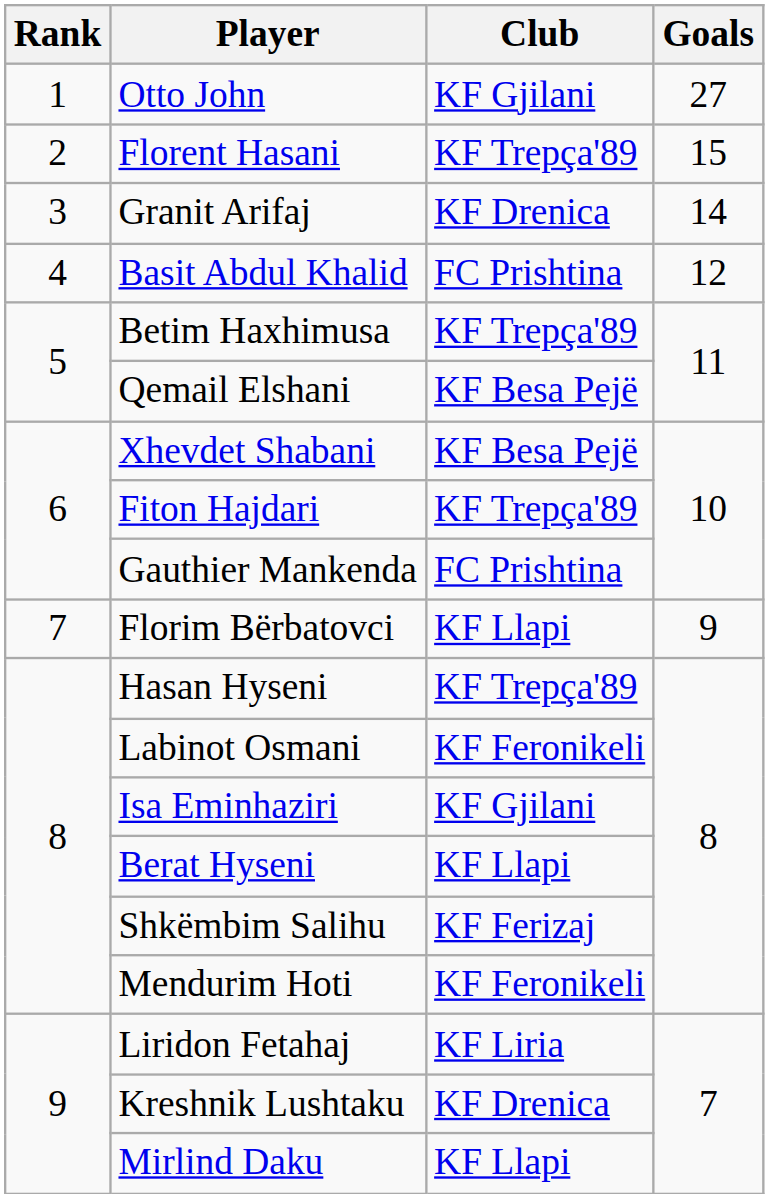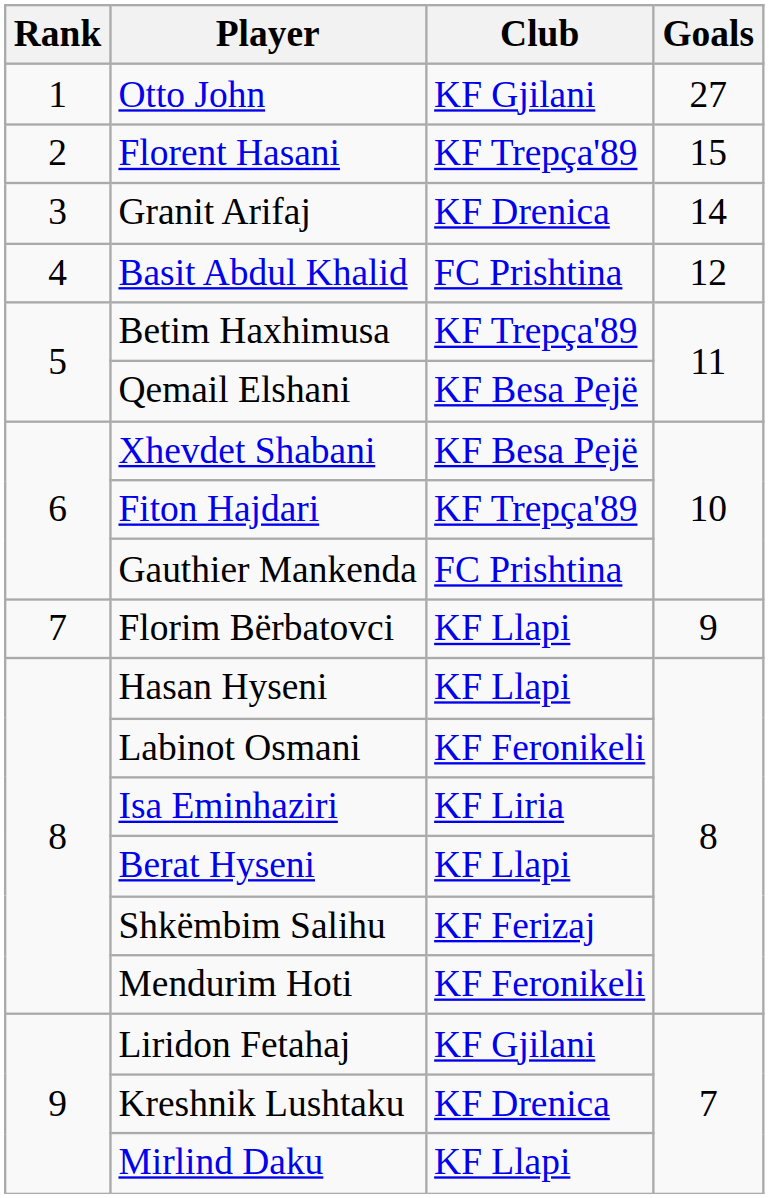(536, 687) KF Trepça'89 -> (502, 687) KF Llapi
(515, 806) KF Gjilani -> (499, 806) KF Liria
(499, 1043) KF Liria -> (515, 1043) KF Gjilani
